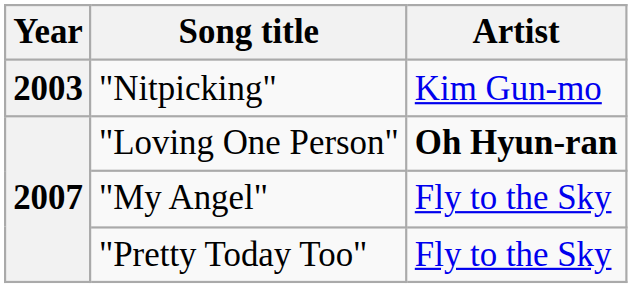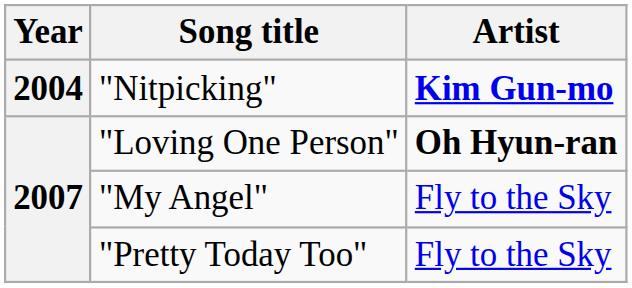(48, 87) 2003 -> (48, 87) 2004
(508, 87) normal -> (514, 87) bold
